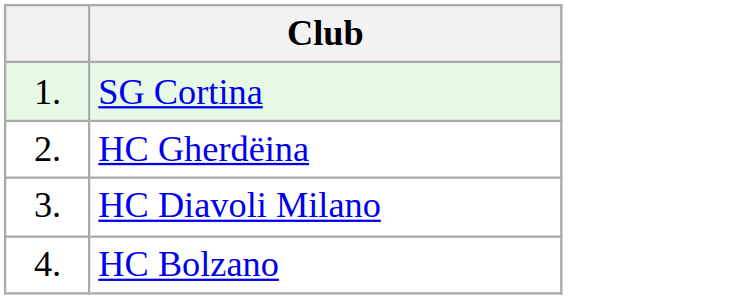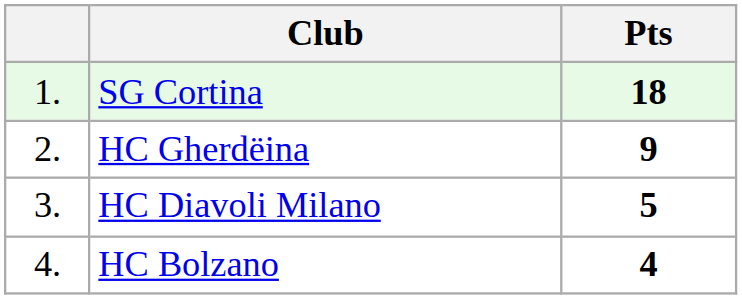+ column: (649, 33)
